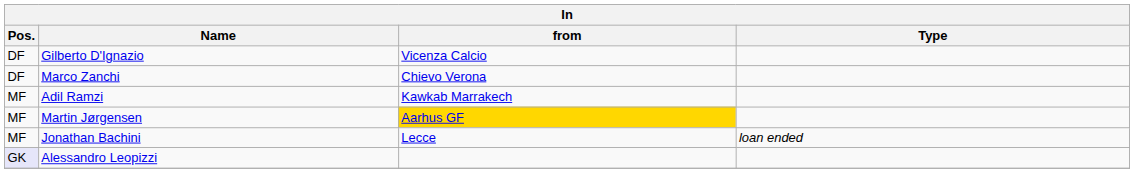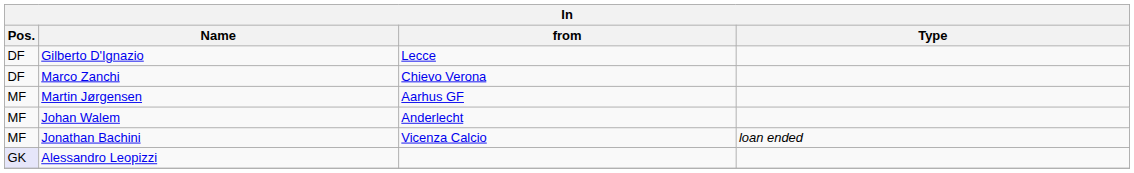(444, 56) Vicenza Calcio -> (419, 56) Lecce
- row: (72, 97)
(433, 117) gold background -> (433, 97) no background
+ row: (81, 117)
(419, 138) Lecce -> (444, 138) Vicenza Calcio
